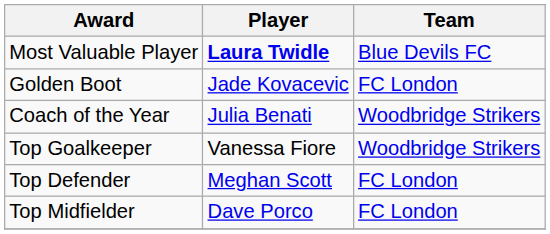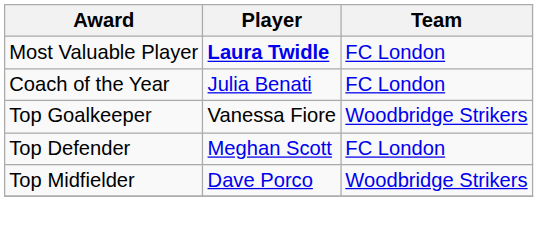(425, 52) Blue Devils FC -> (395, 52) FC London
- row: (65, 84)
(449, 116) Woodbridge Strikers -> (395, 84) FC London
(408, 212) FC London -> (436, 180) Woodbridge Strikers
